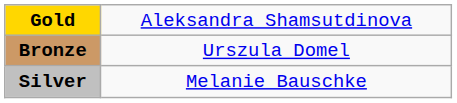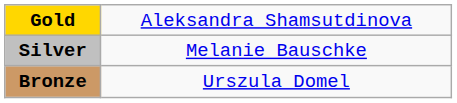rows swapped: (53, 82) <-> (53, 51)
